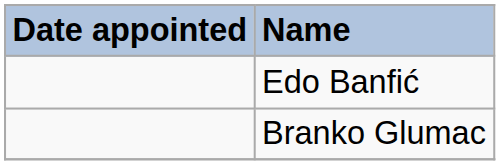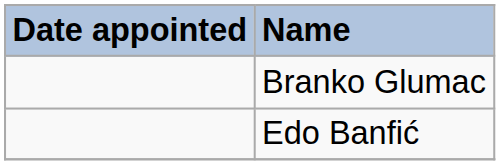rows swapped: (374, 133) <-> (341, 81)
